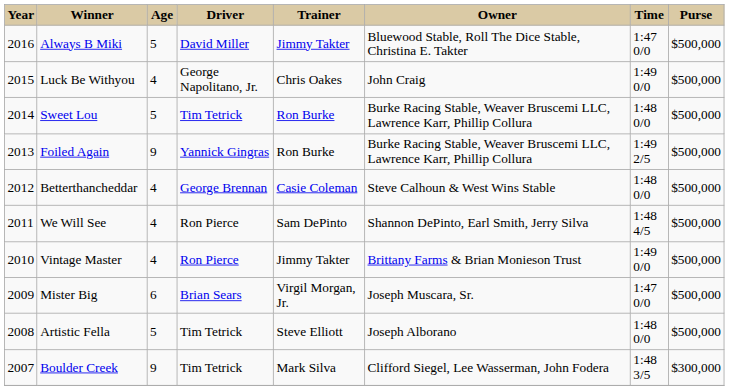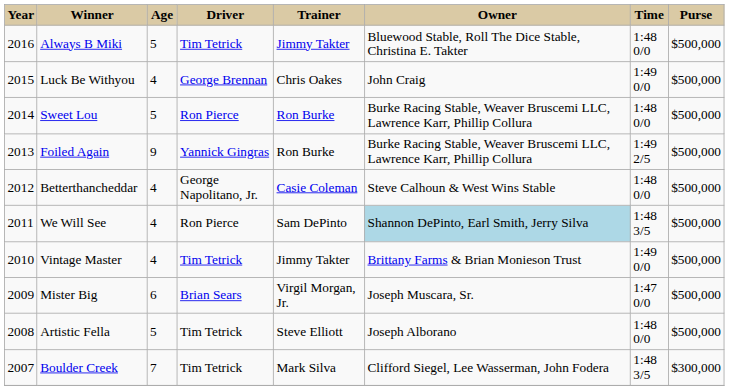(215, 43) David Miller -> (211, 43) Tim Tetrick
(645, 43) 1:47 0/0 -> (645, 43) 1:48 0/0
(219, 79) George Napolitano, Jr. -> (224, 79) George Brennan
(211, 115) Tim Tetrick -> (209, 115) Ron Pierce
(224, 187) George Brennan -> (219, 187) George Napolitano, Jr.
(478, 223) no background -> (478, 223) lightblue background
(645, 223) 1:48 4/5 -> (645, 223) 1:48 3/5
(209, 259) Ron Pierce -> (211, 259) Tim Tetrick
(153, 367) 9 -> (153, 367) 7
